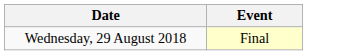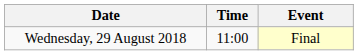+ column: (232, 15)
